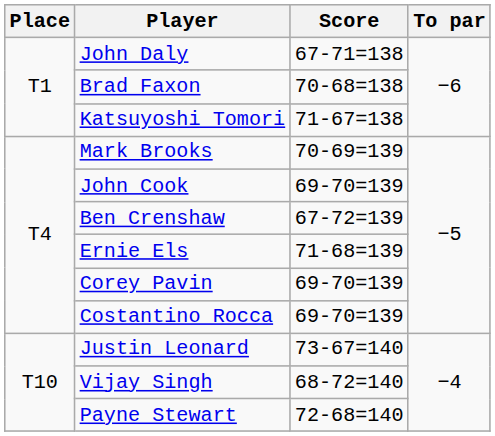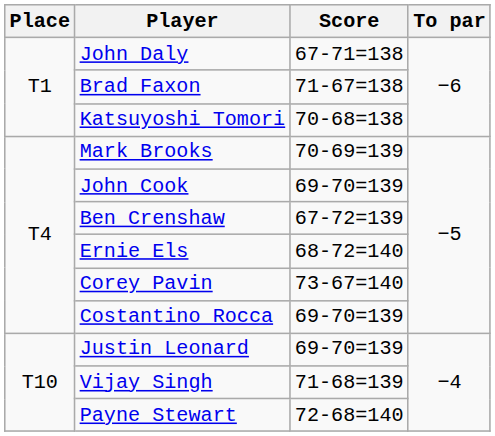(349, 87) 70-68=138 -> (349, 87) 71-67=138
(349, 120) 71-67=138 -> (349, 120) 70-68=138
(349, 251) 71-68=139 -> (349, 251) 68-72=140
(349, 284) 69-70=139 -> (349, 284) 73-67=140
(349, 350) 73-67=140 -> (349, 350) 69-70=139
(349, 382) 68-72=140 -> (349, 382) 71-68=139
